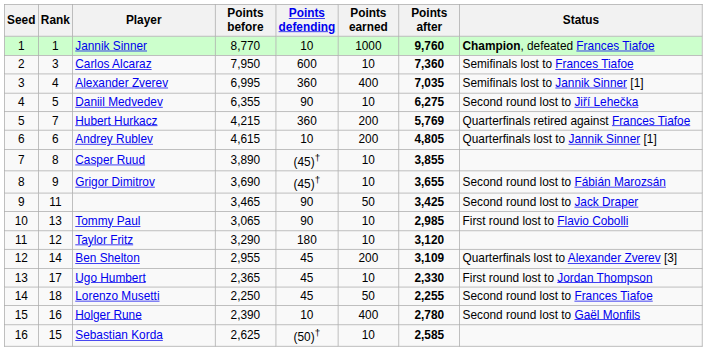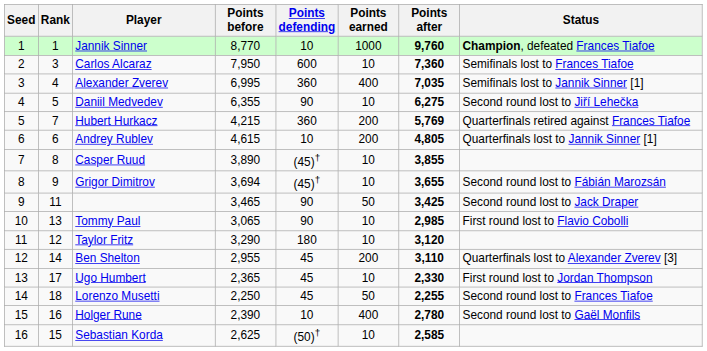(245, 182) 3,690 -> (245, 182) 3,694
(429, 258) 3,109 -> (429, 258) 3,110
